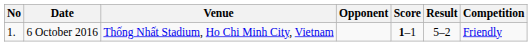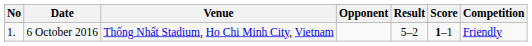columns swapped: (407, 13) <-> (442, 13)
